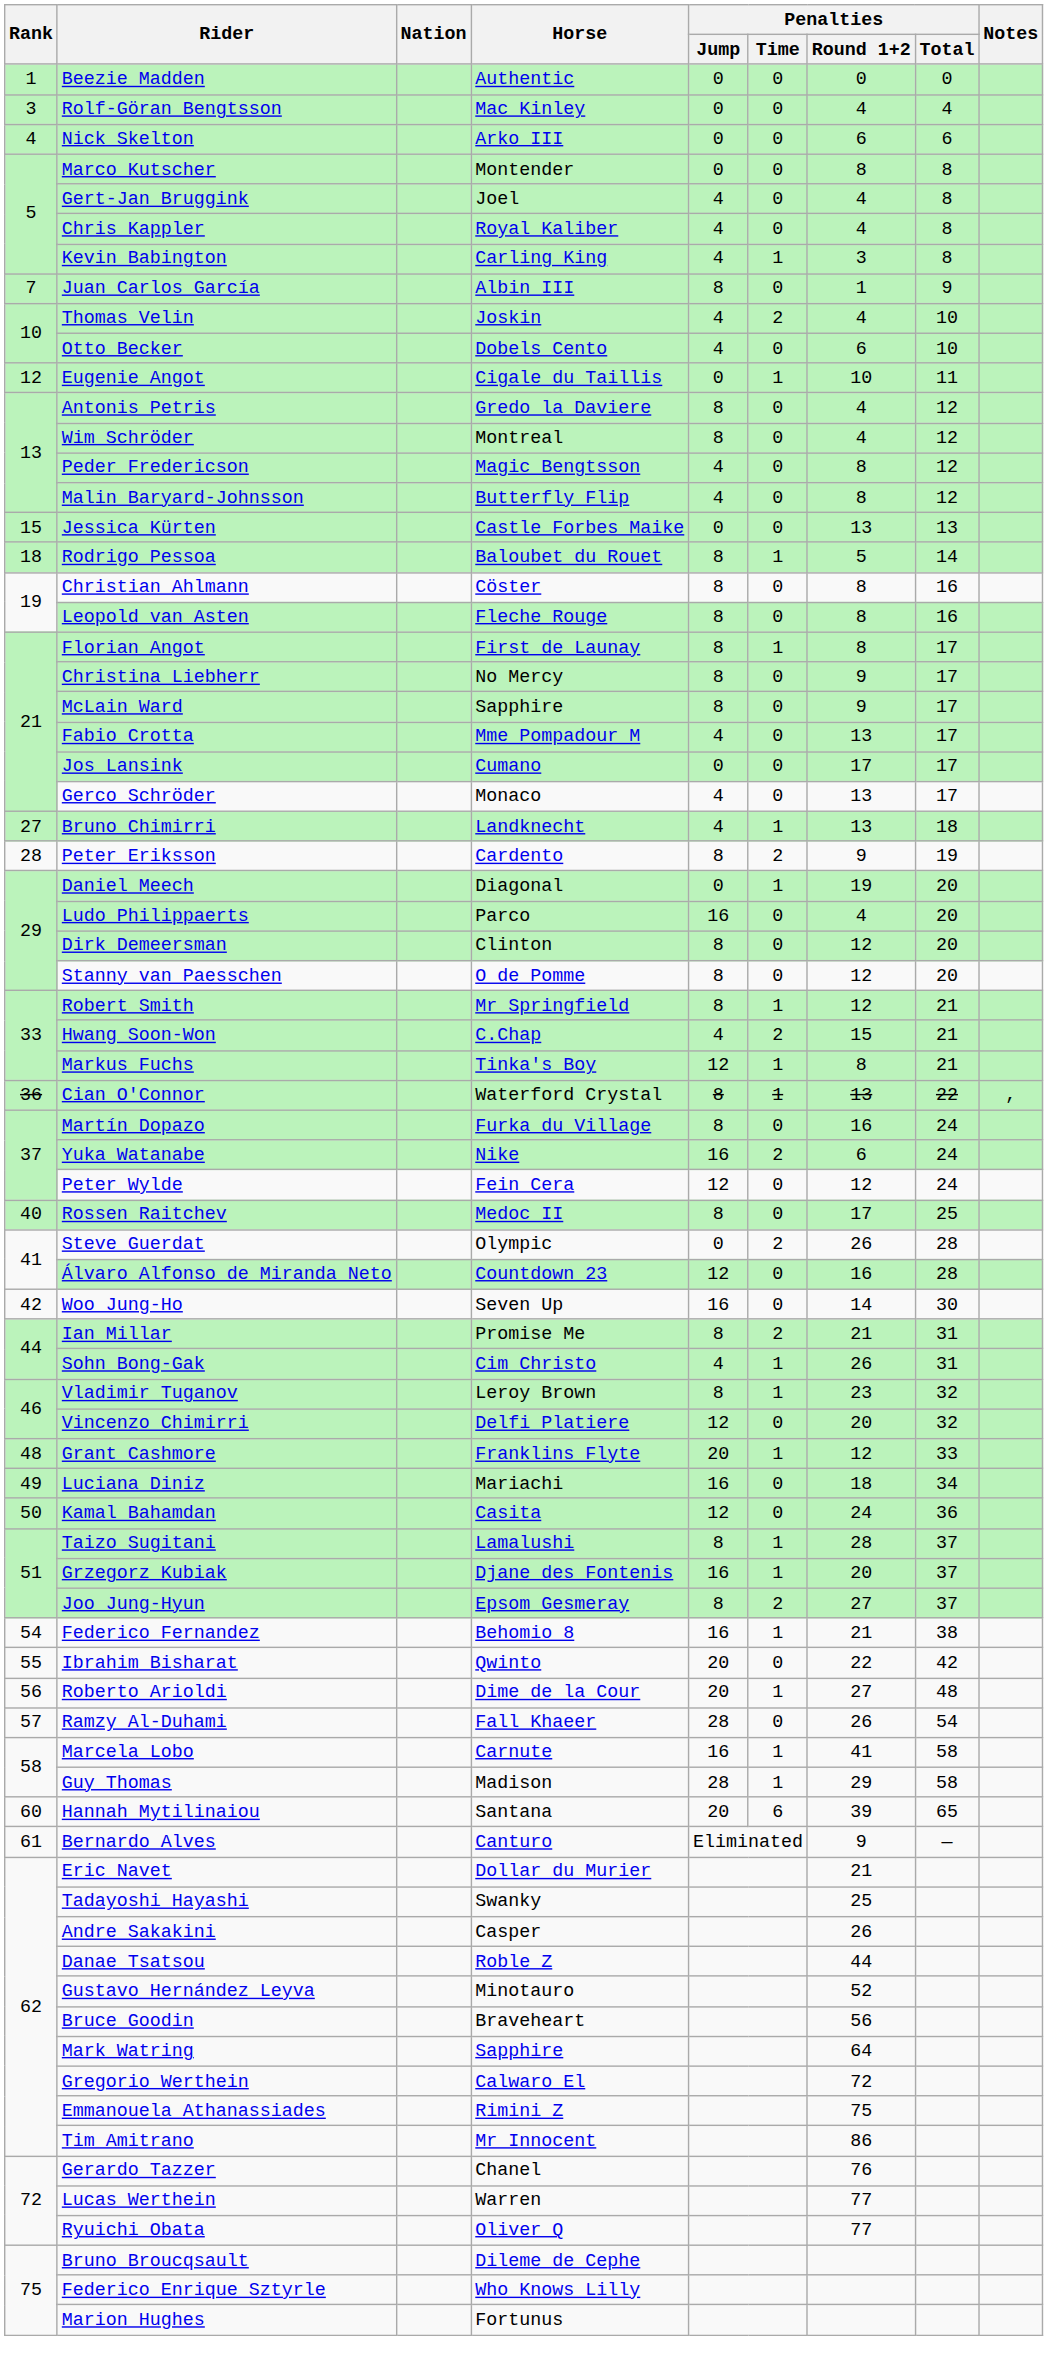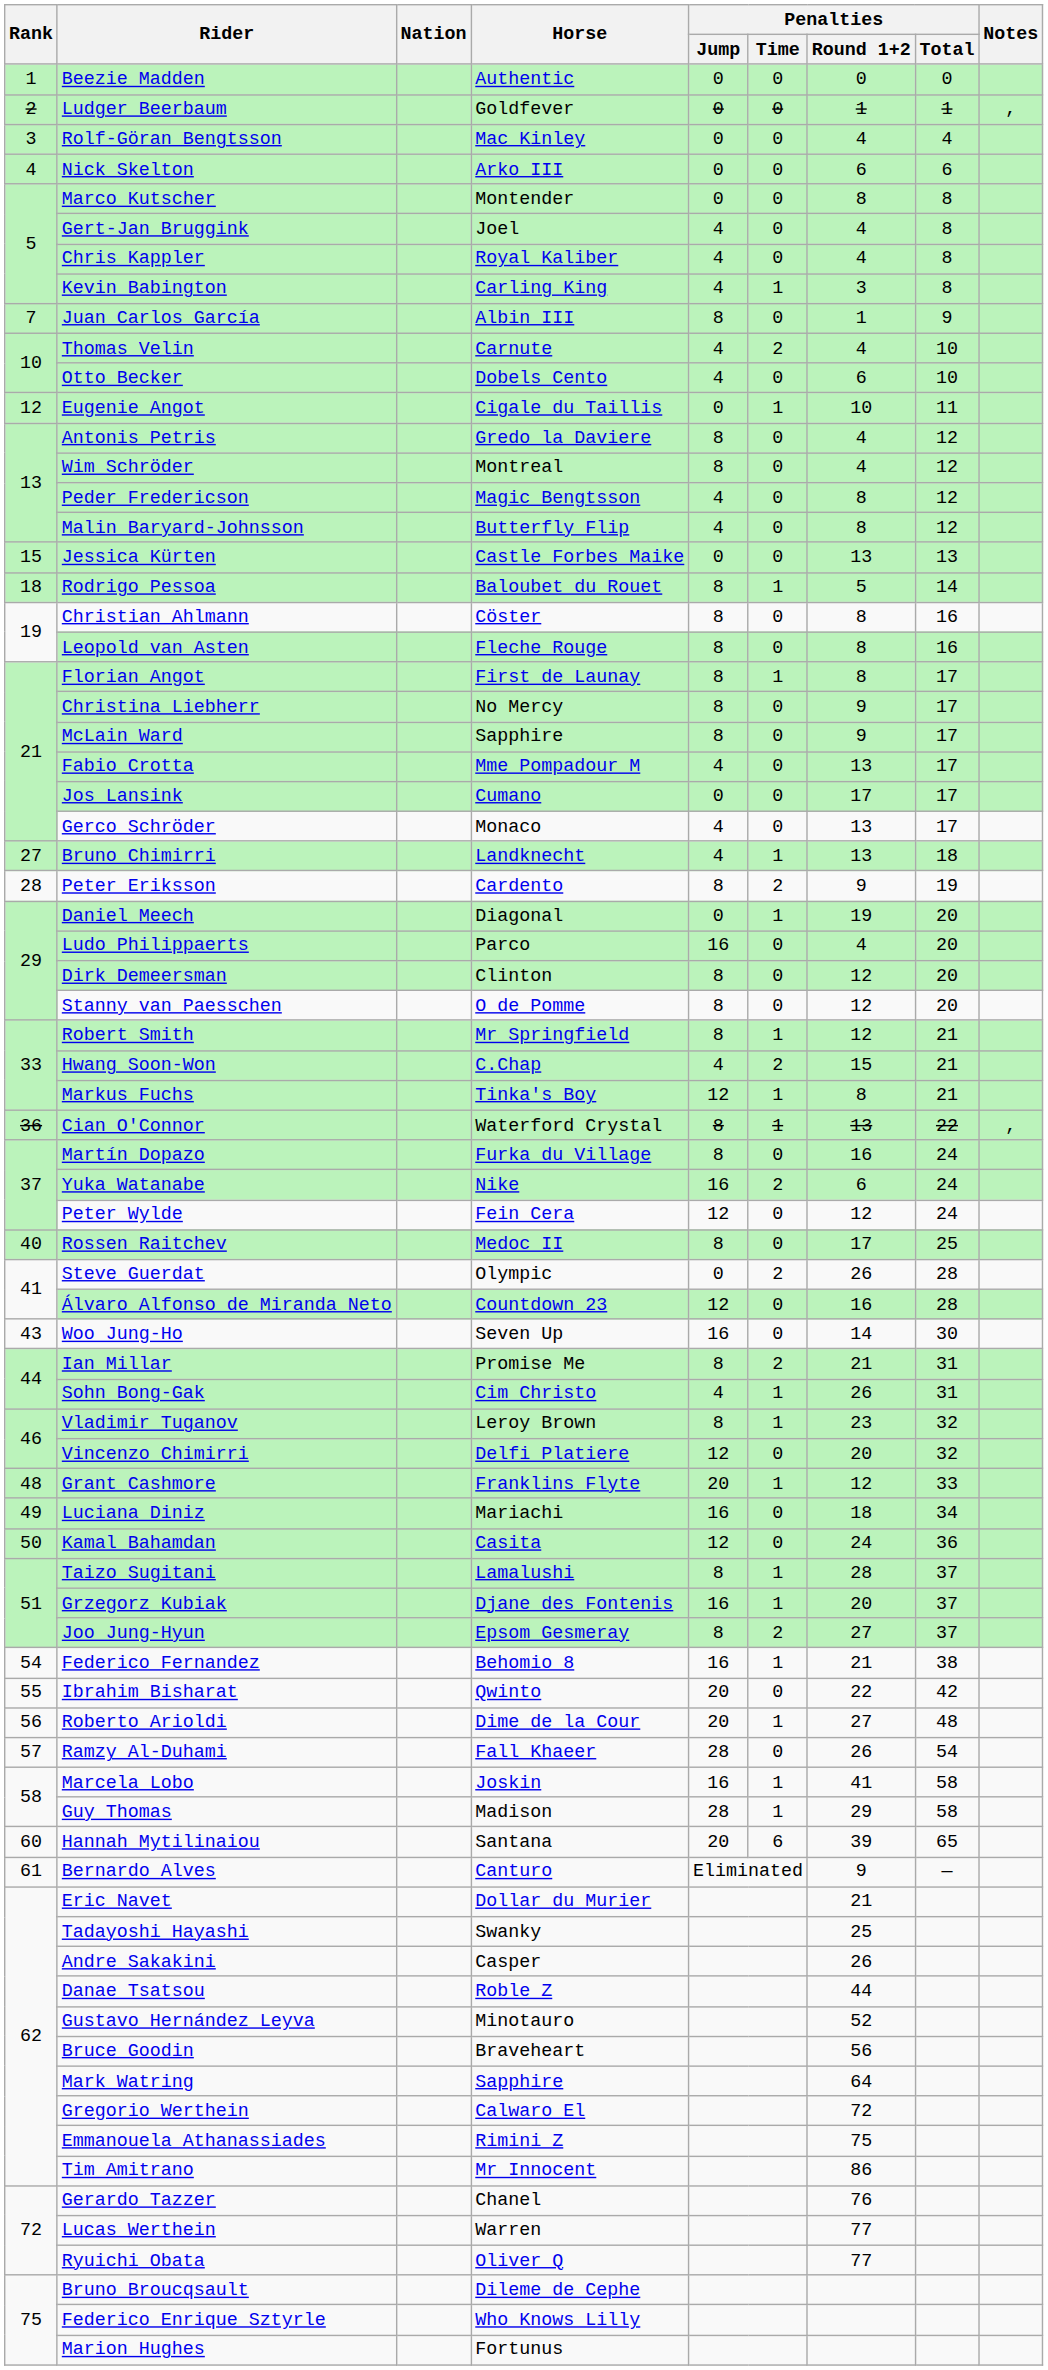+ row: (144, 109)
(508, 318) Joskin -> (514, 348) Carnute
(31, 1304) 42 -> (31, 1334) 43
(514, 1752) Carnute -> (508, 1782) Joskin
